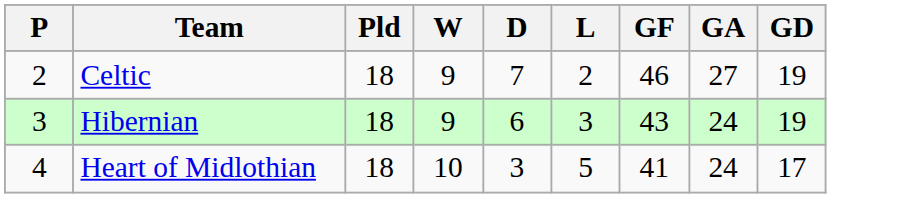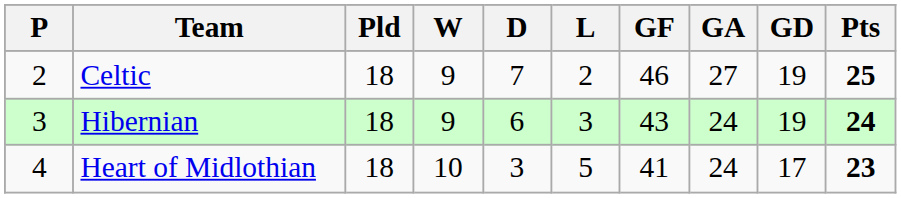+ column: (861, 27)
